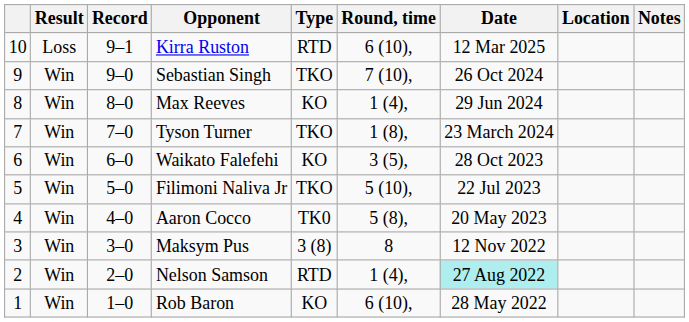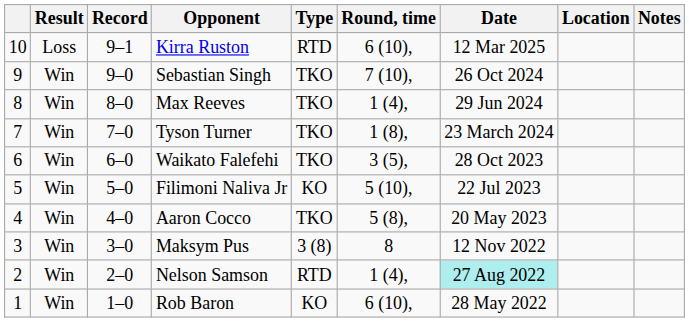(314, 103) KO -> (314, 103) TKO
(314, 160) KO -> (314, 160) TKO
(314, 189) TKO -> (314, 189) KO
(314, 217) TK0 -> (314, 217) TKO
